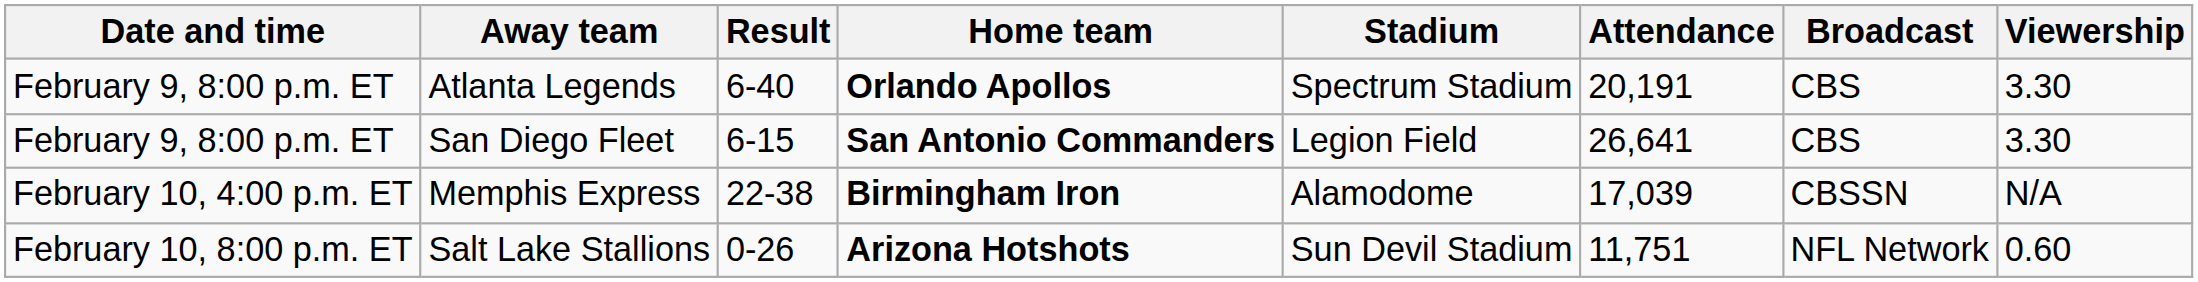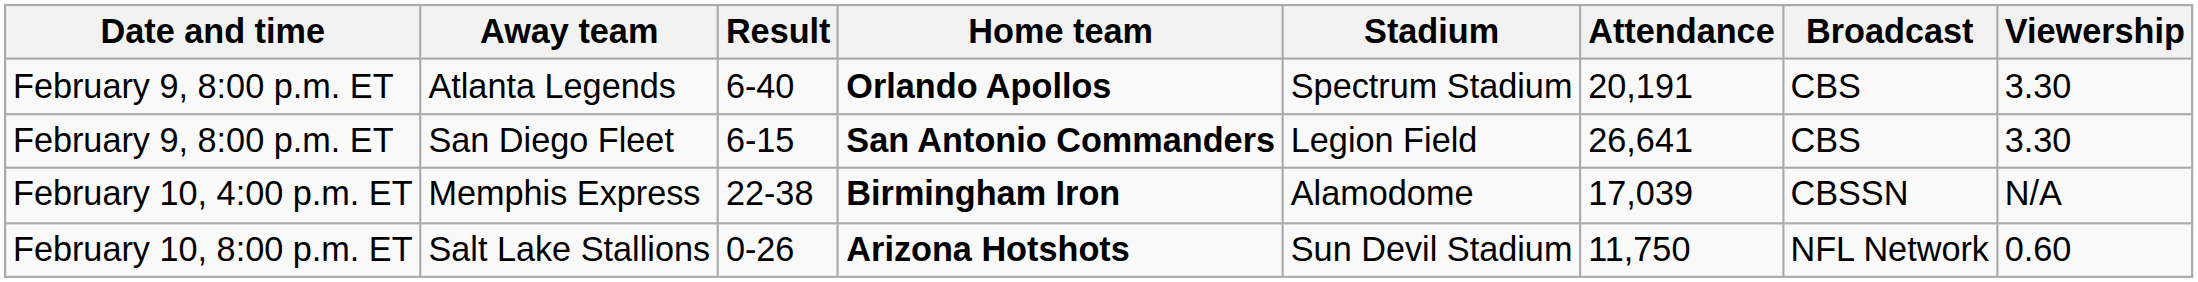(1639, 248) 11,751 -> (1639, 248) 11,750
